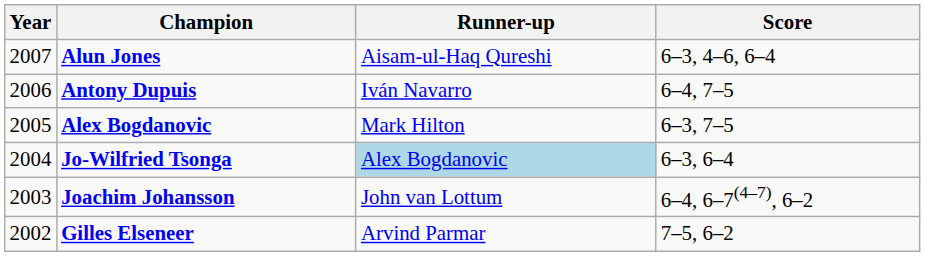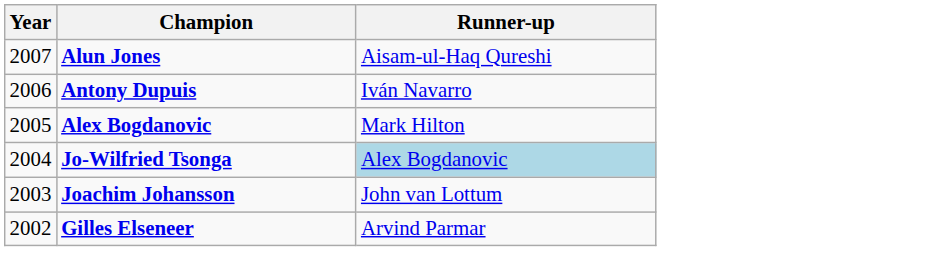- column: (788, 22)
